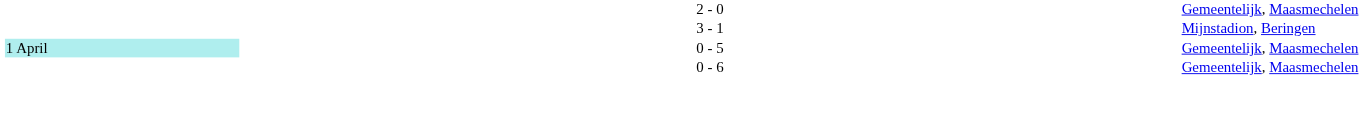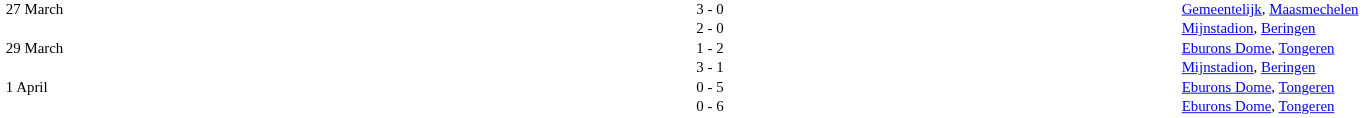+ row: (710, 9)
(1270, 9) Gemeentelijk, Maasmechelen -> (1249, 28) Mijnstadion, Beringen
+ row: (710, 48)
(27, 48) paleturquoise background -> (27, 87) no background
(1270, 48) Gemeentelijk, Maasmechelen -> (1258, 87) Eburons Dome, Tongeren
(1270, 67) Gemeentelijk, Maasmechelen -> (1258, 106) Eburons Dome, Tongeren
